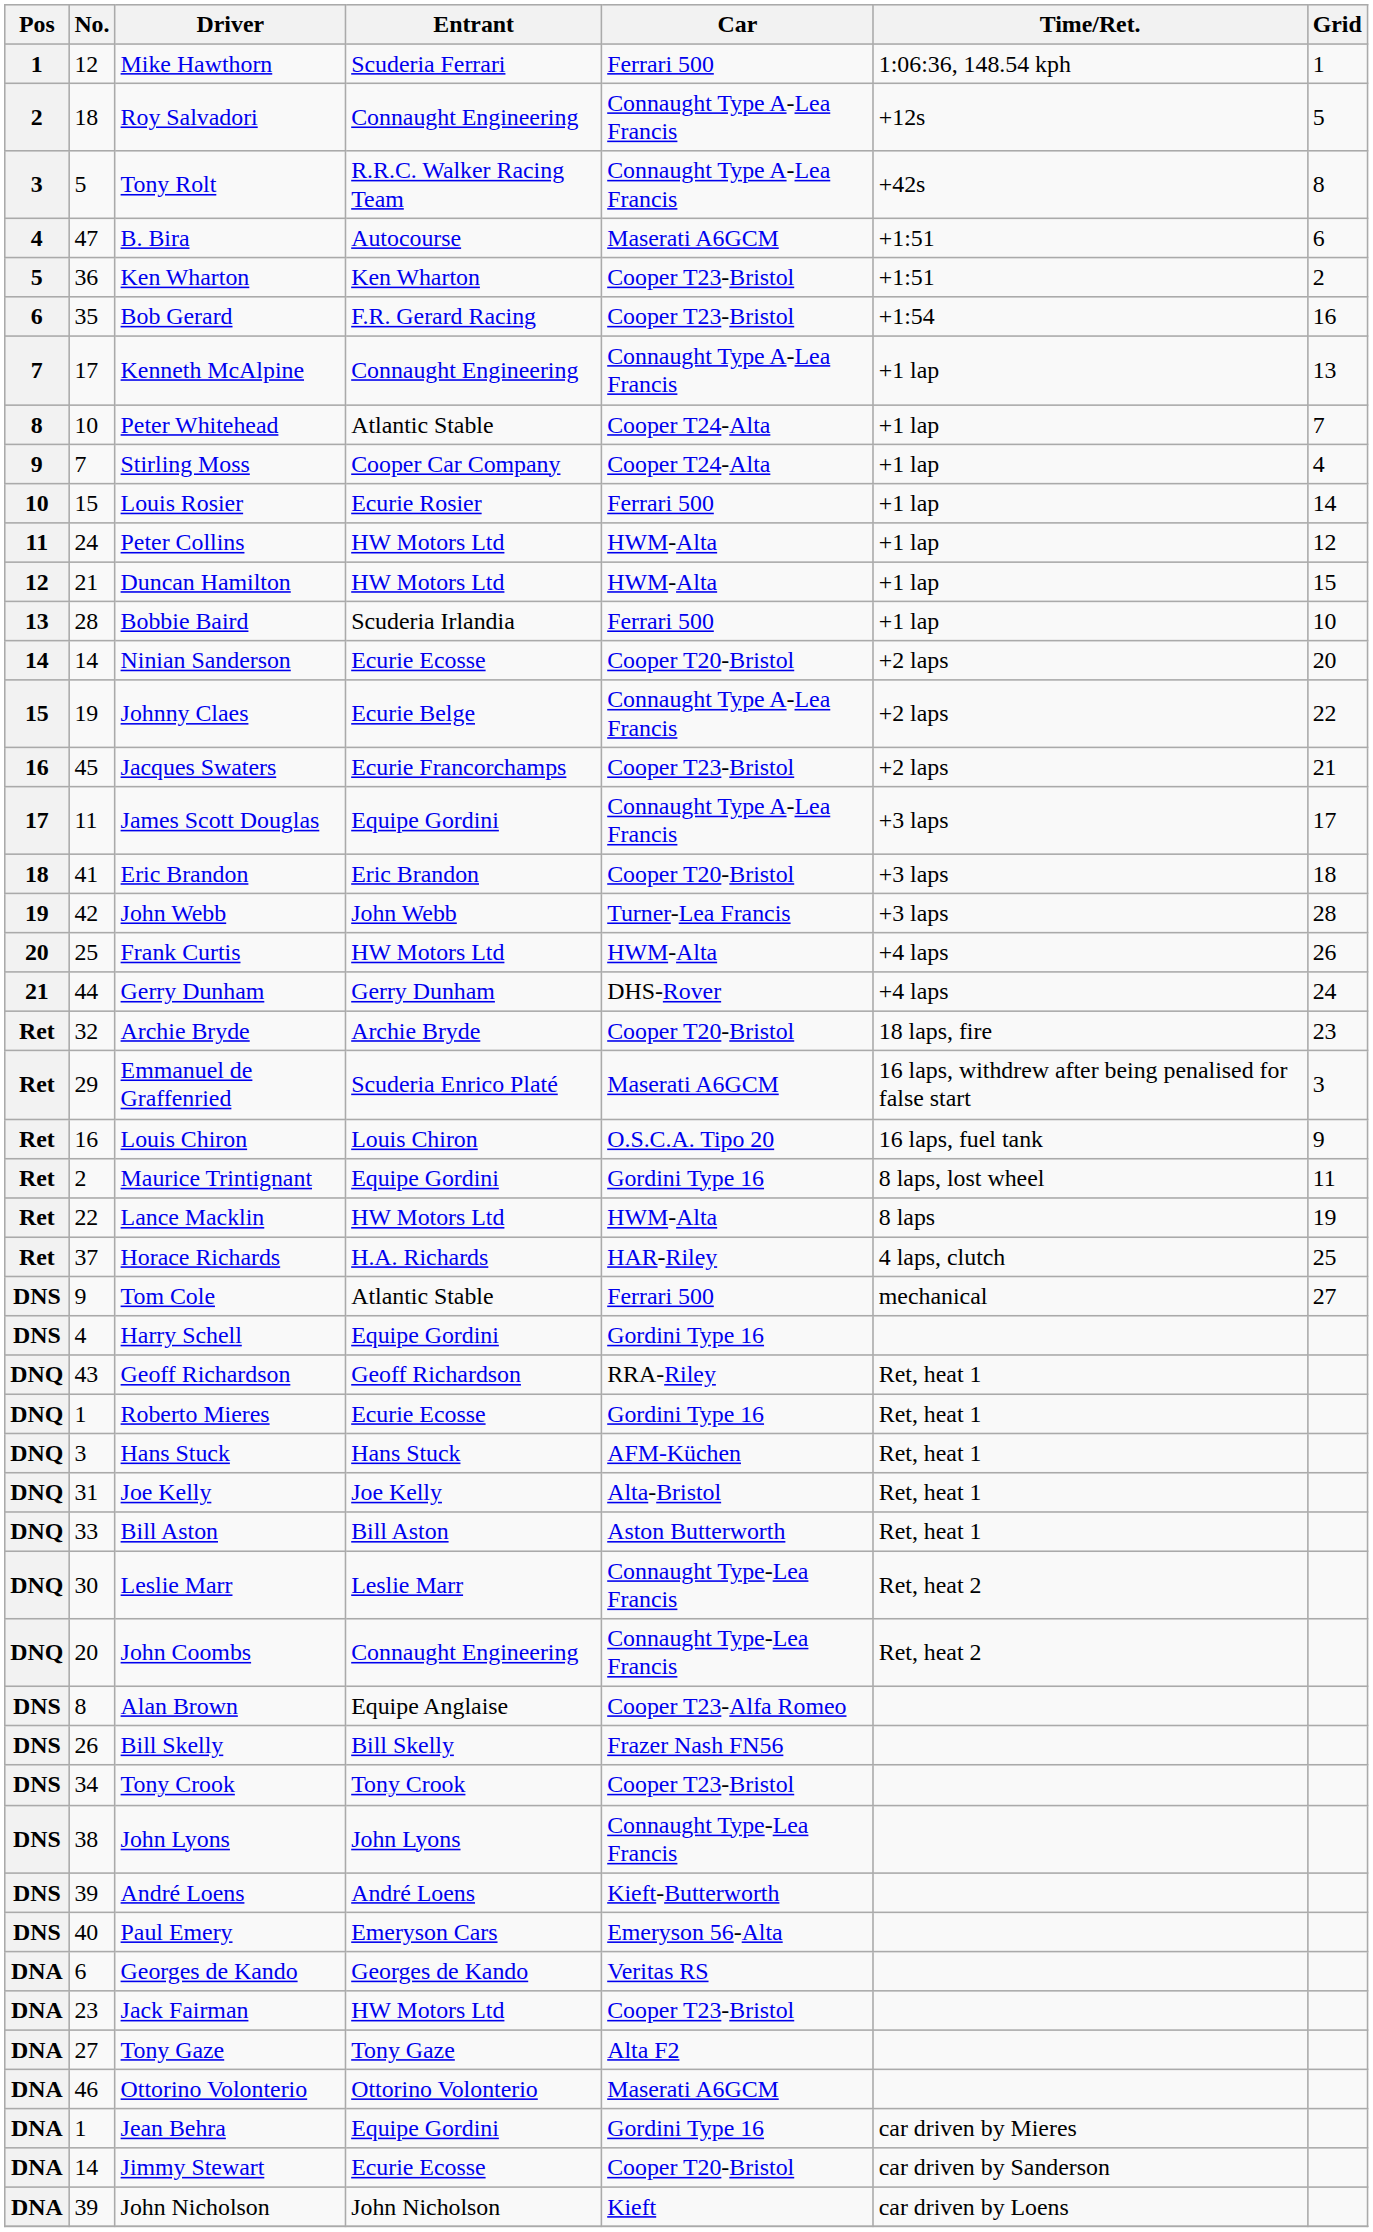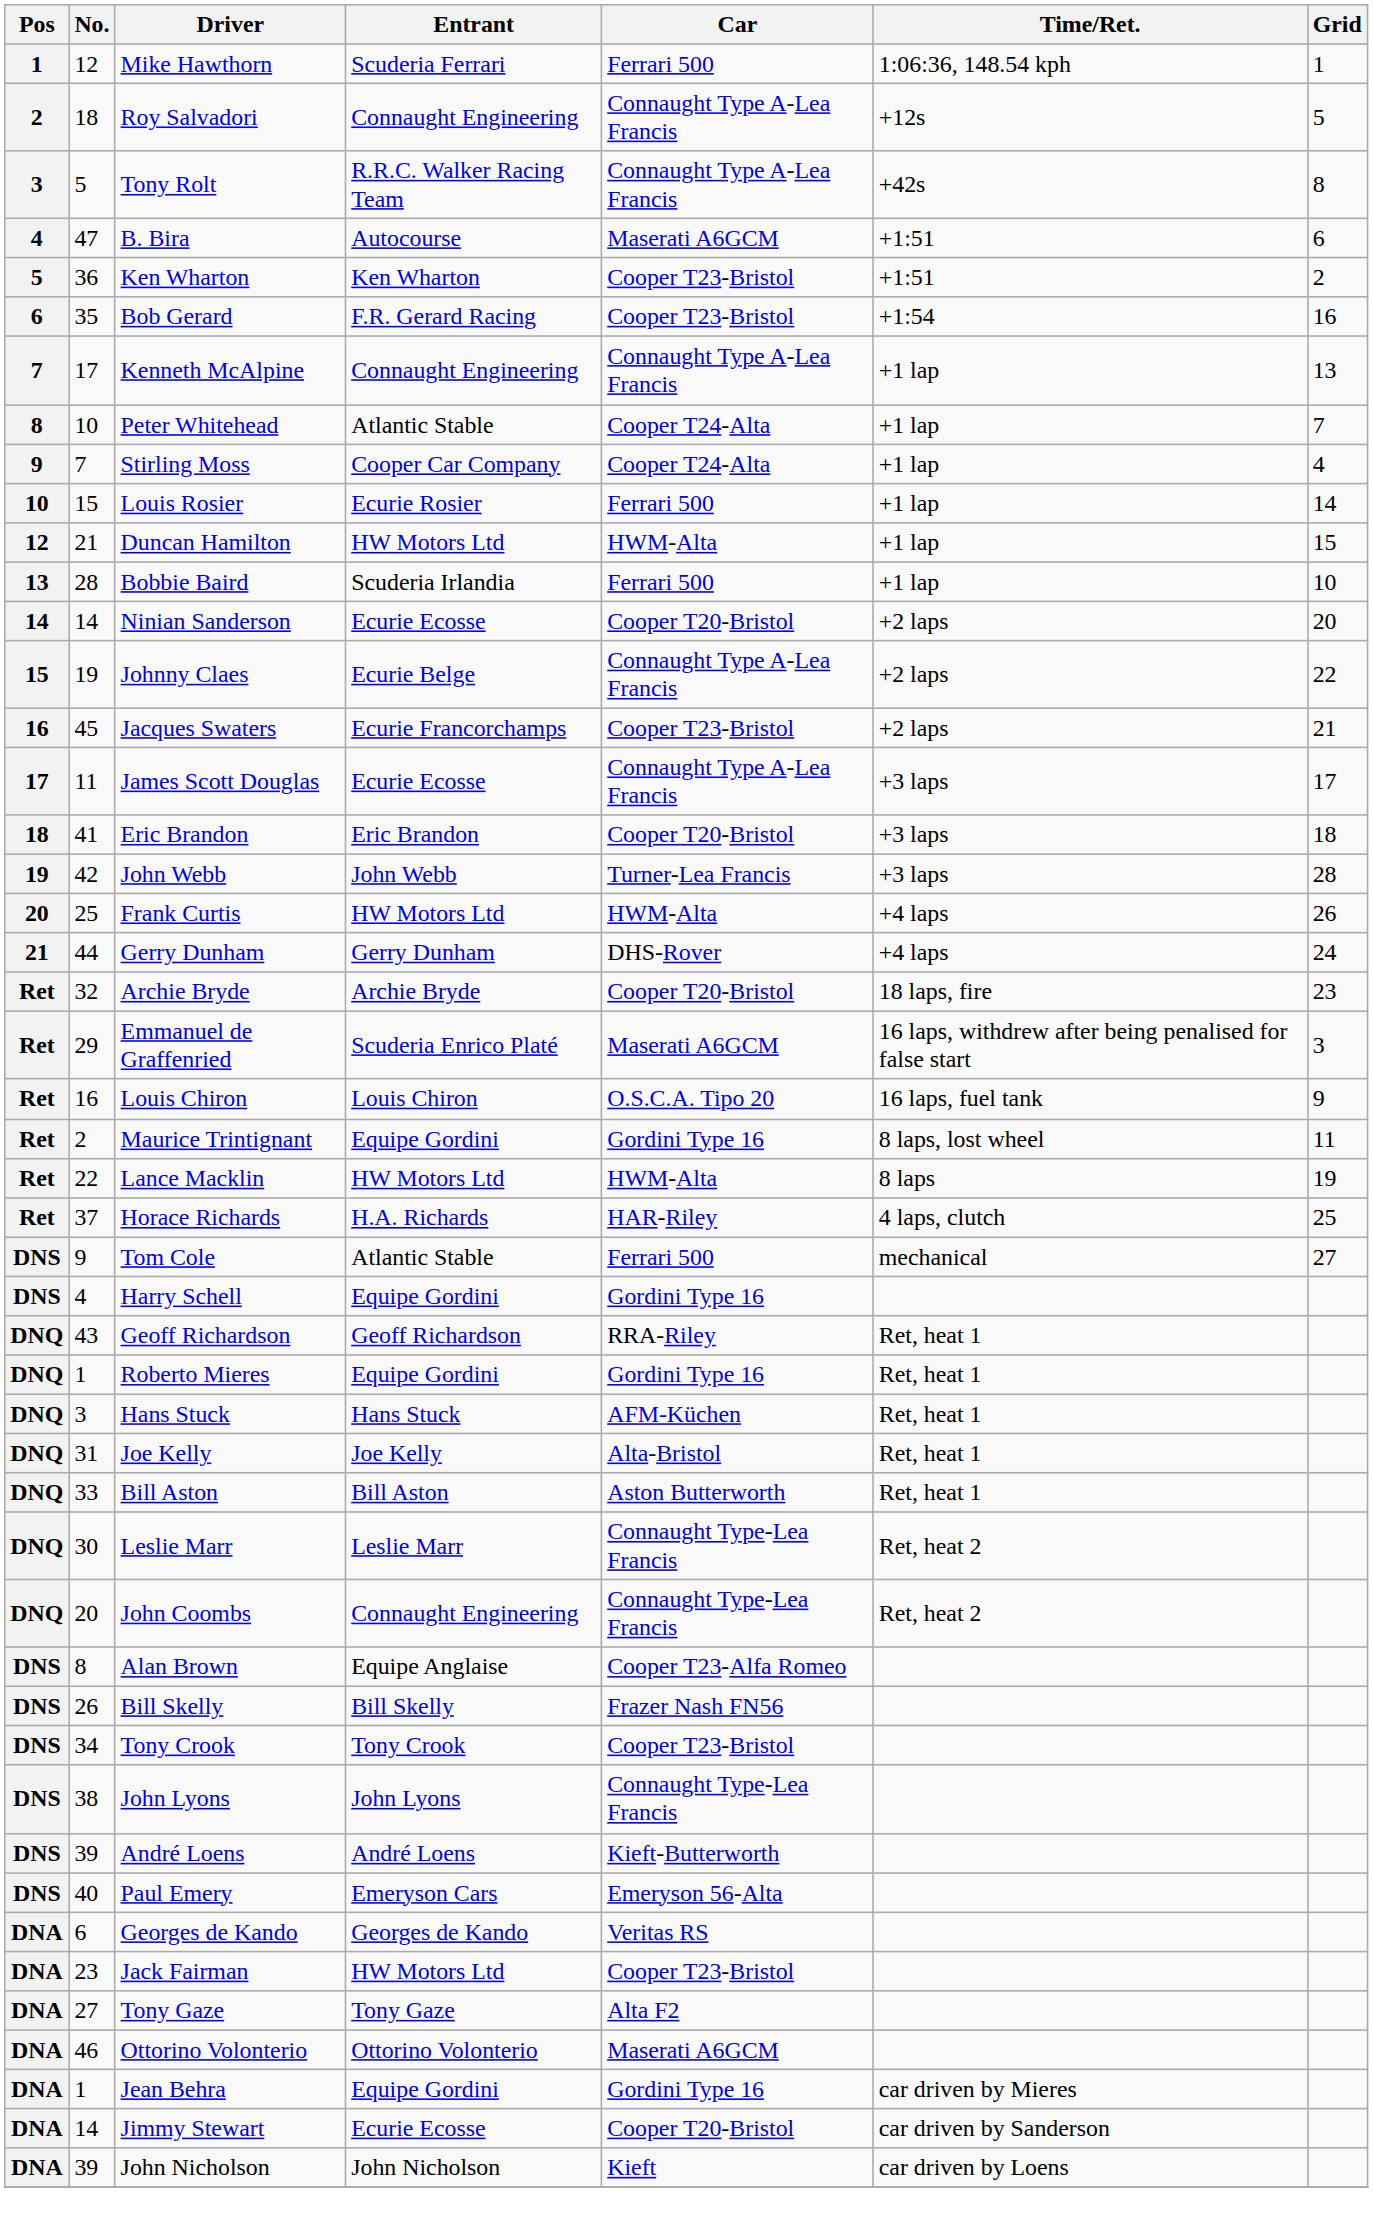- row: (183, 541)
(425, 820) Equipe Gordini -> (418, 781) Ecurie Ecosse
(418, 1413) Ecurie Ecosse -> (425, 1374) Equipe Gordini
